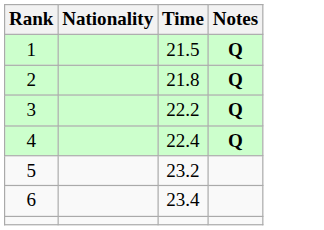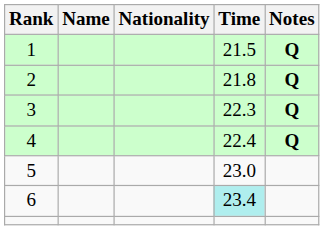+ column: (86, 19)
(183, 110) 22.2 -> (239, 110) 22.3
(183, 170) 23.2 -> (239, 170) 23.0
(183, 200) no background -> (239, 200) paleturquoise background
